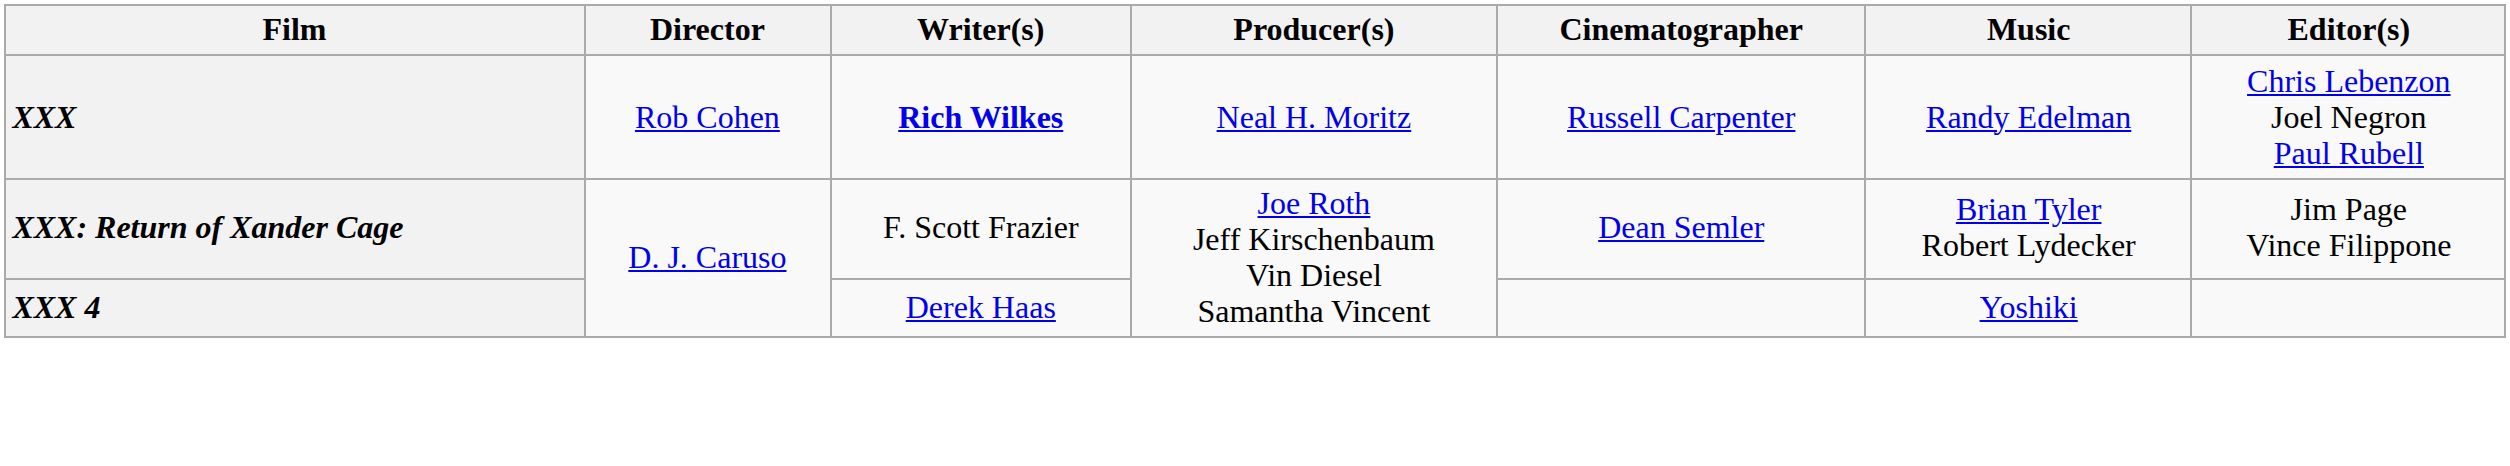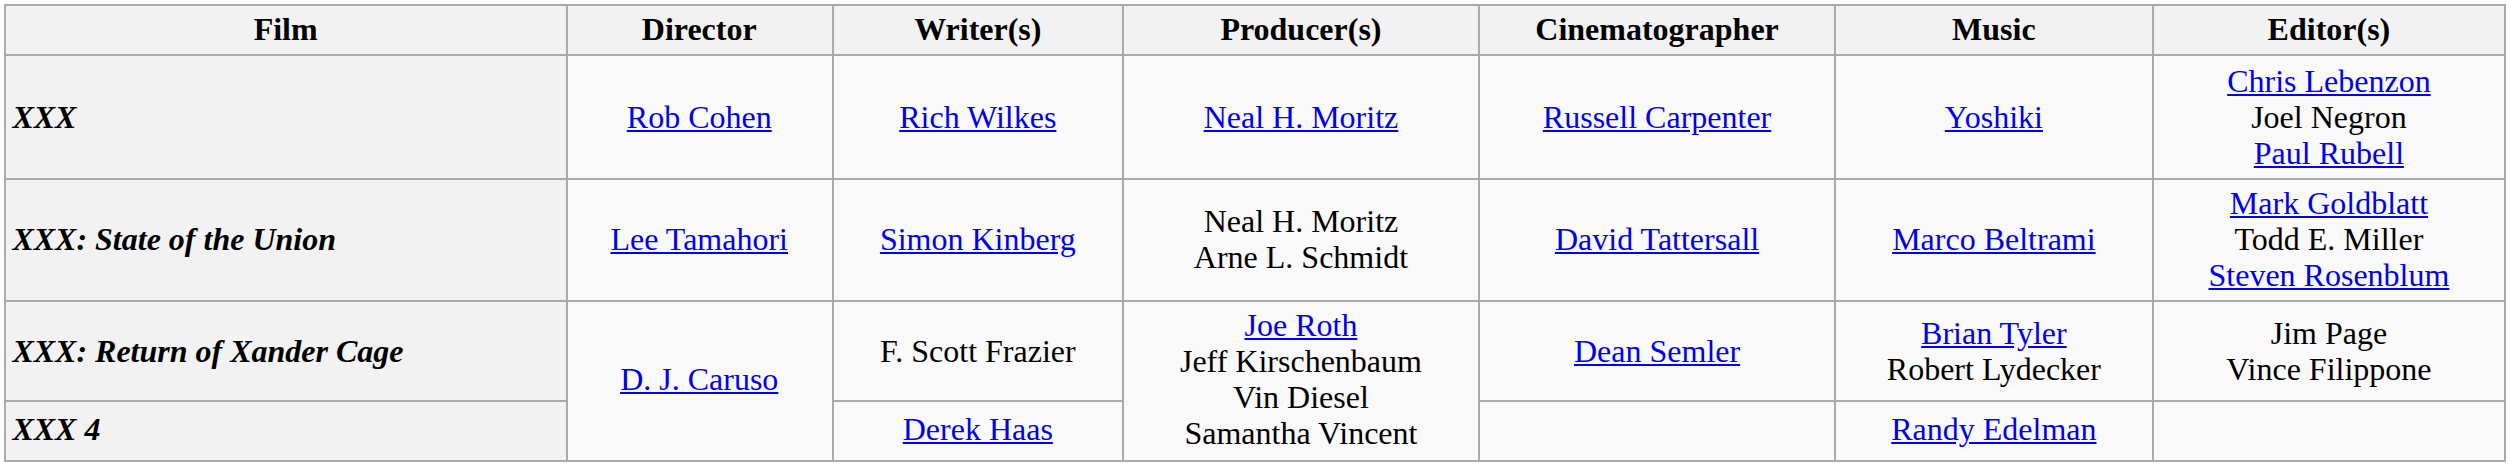(981, 116) bold -> (978, 116) normal
(2029, 116) Randy Edelman -> (1994, 116) Yoshiki
+ row: (174, 239)
(2029, 307) Yoshiki -> (1994, 430) Randy Edelman
